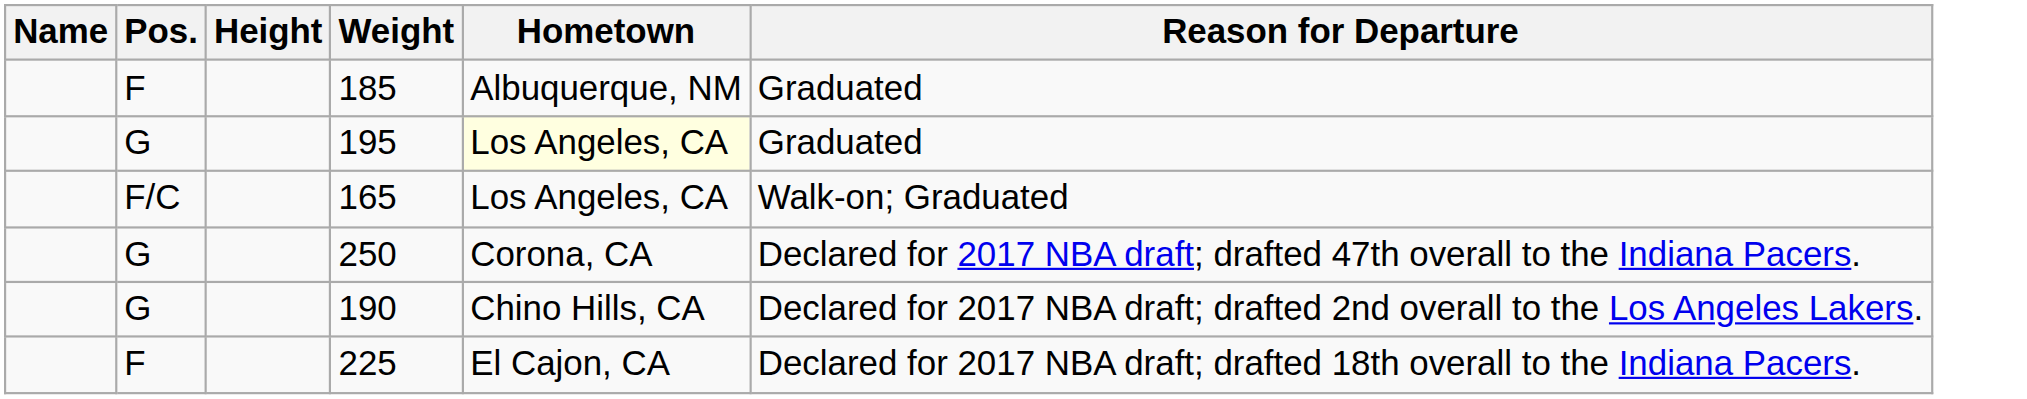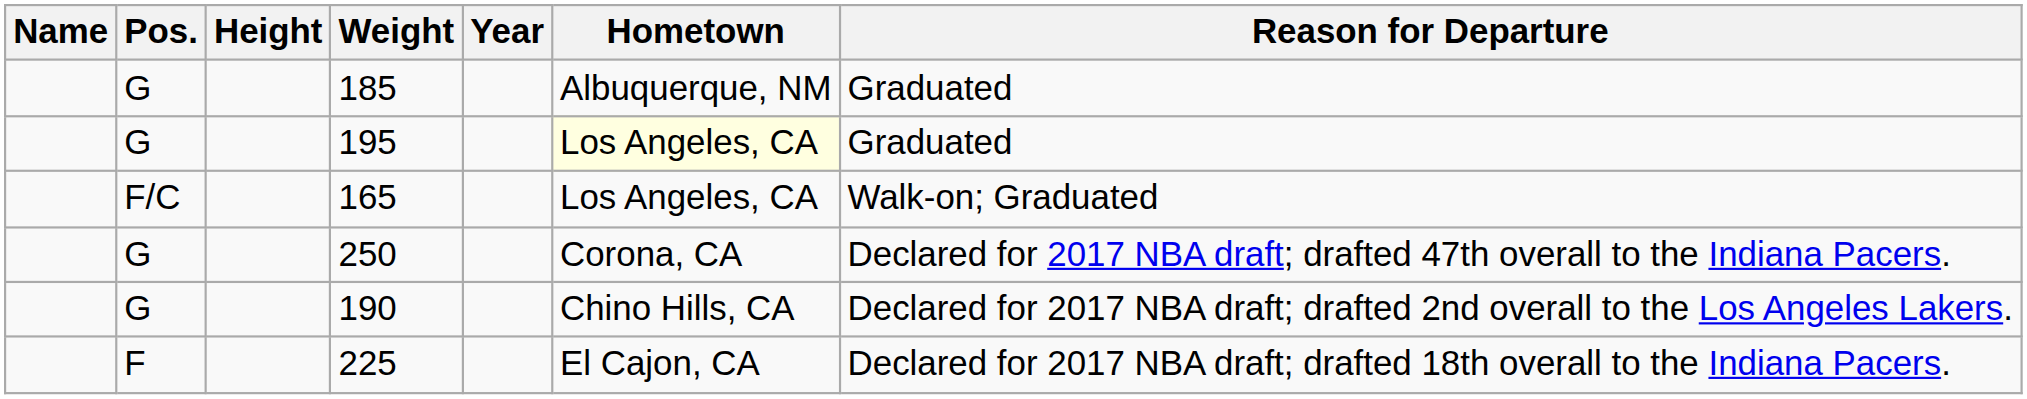+ column: (507, 32)
(135, 87) F -> (138, 87) G
